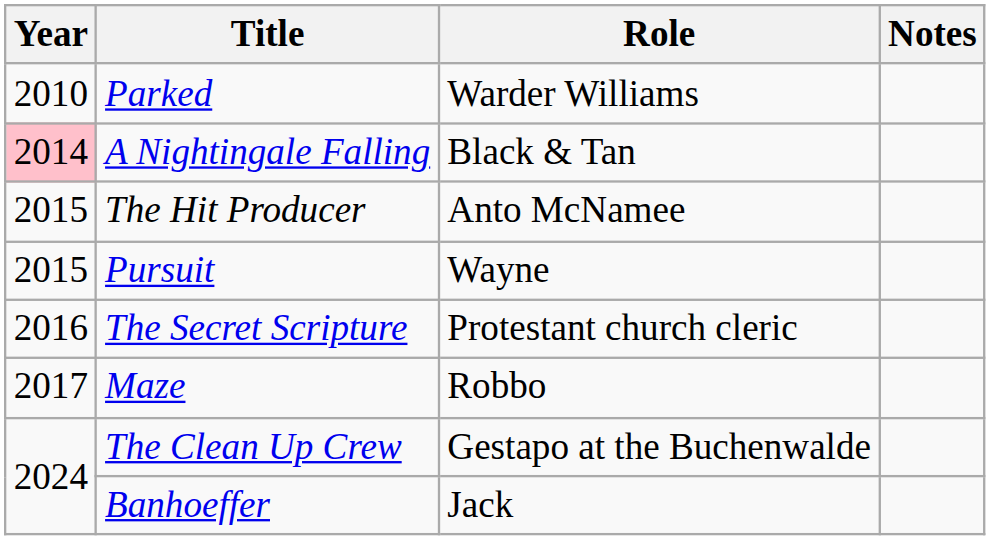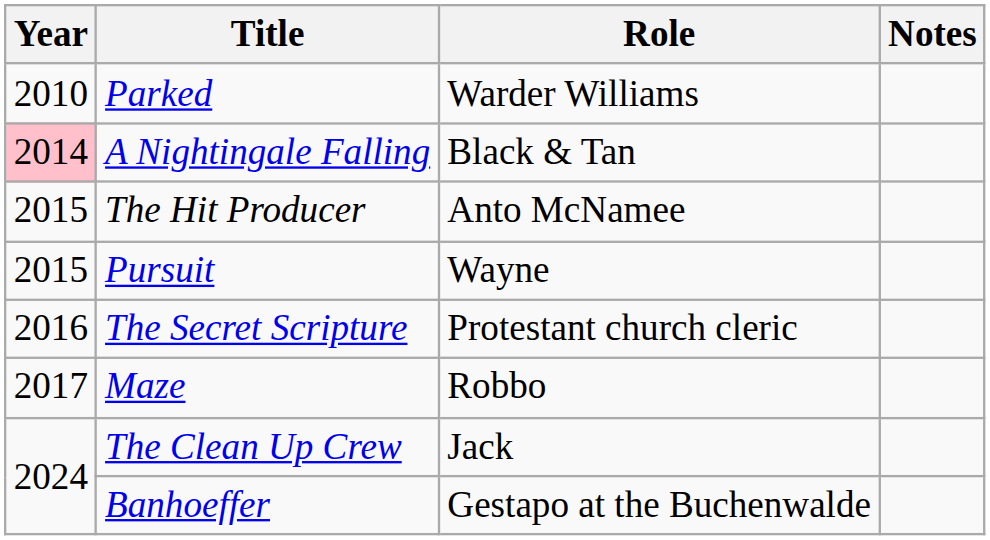(659, 446) Gestapo at the Buchenwalde -> (480, 446) Jack
(480, 504) Jack -> (659, 504) Gestapo at the Buchenwalde
